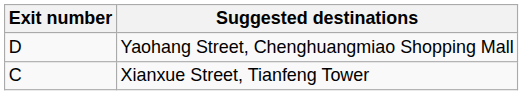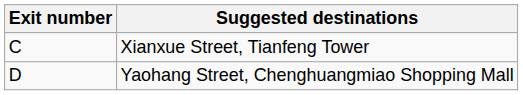rows swapped: (245, 75) <-> (317, 47)
